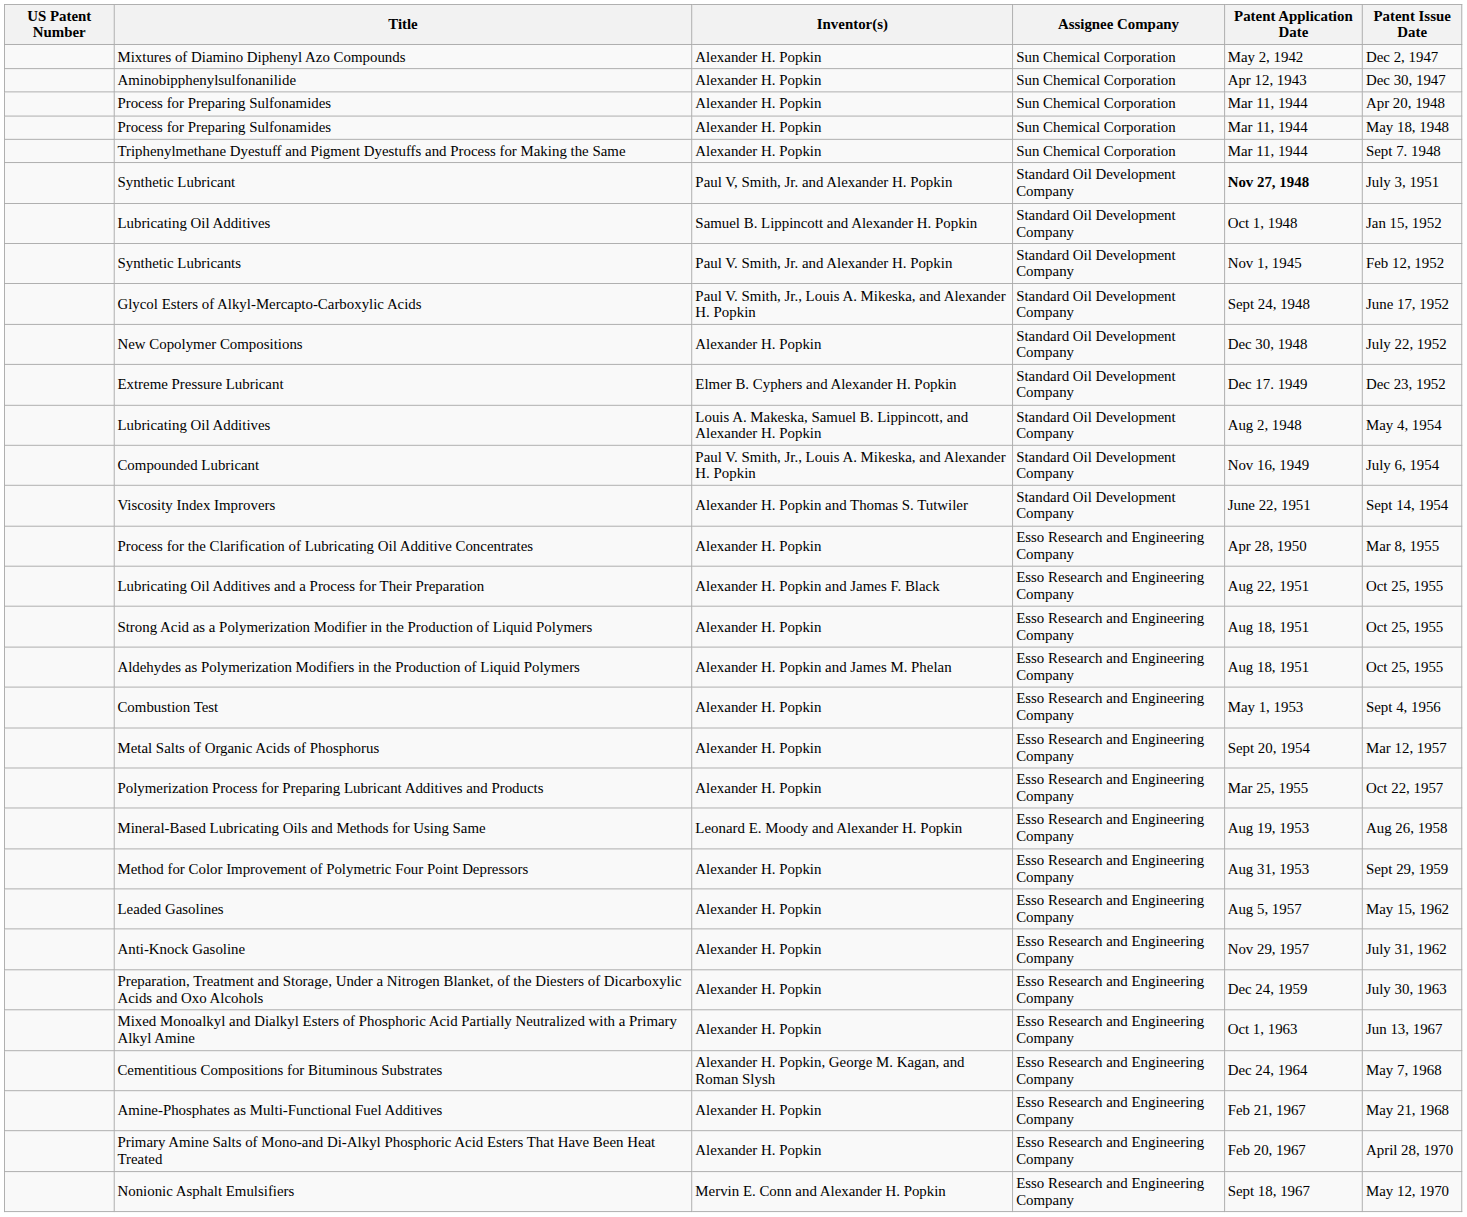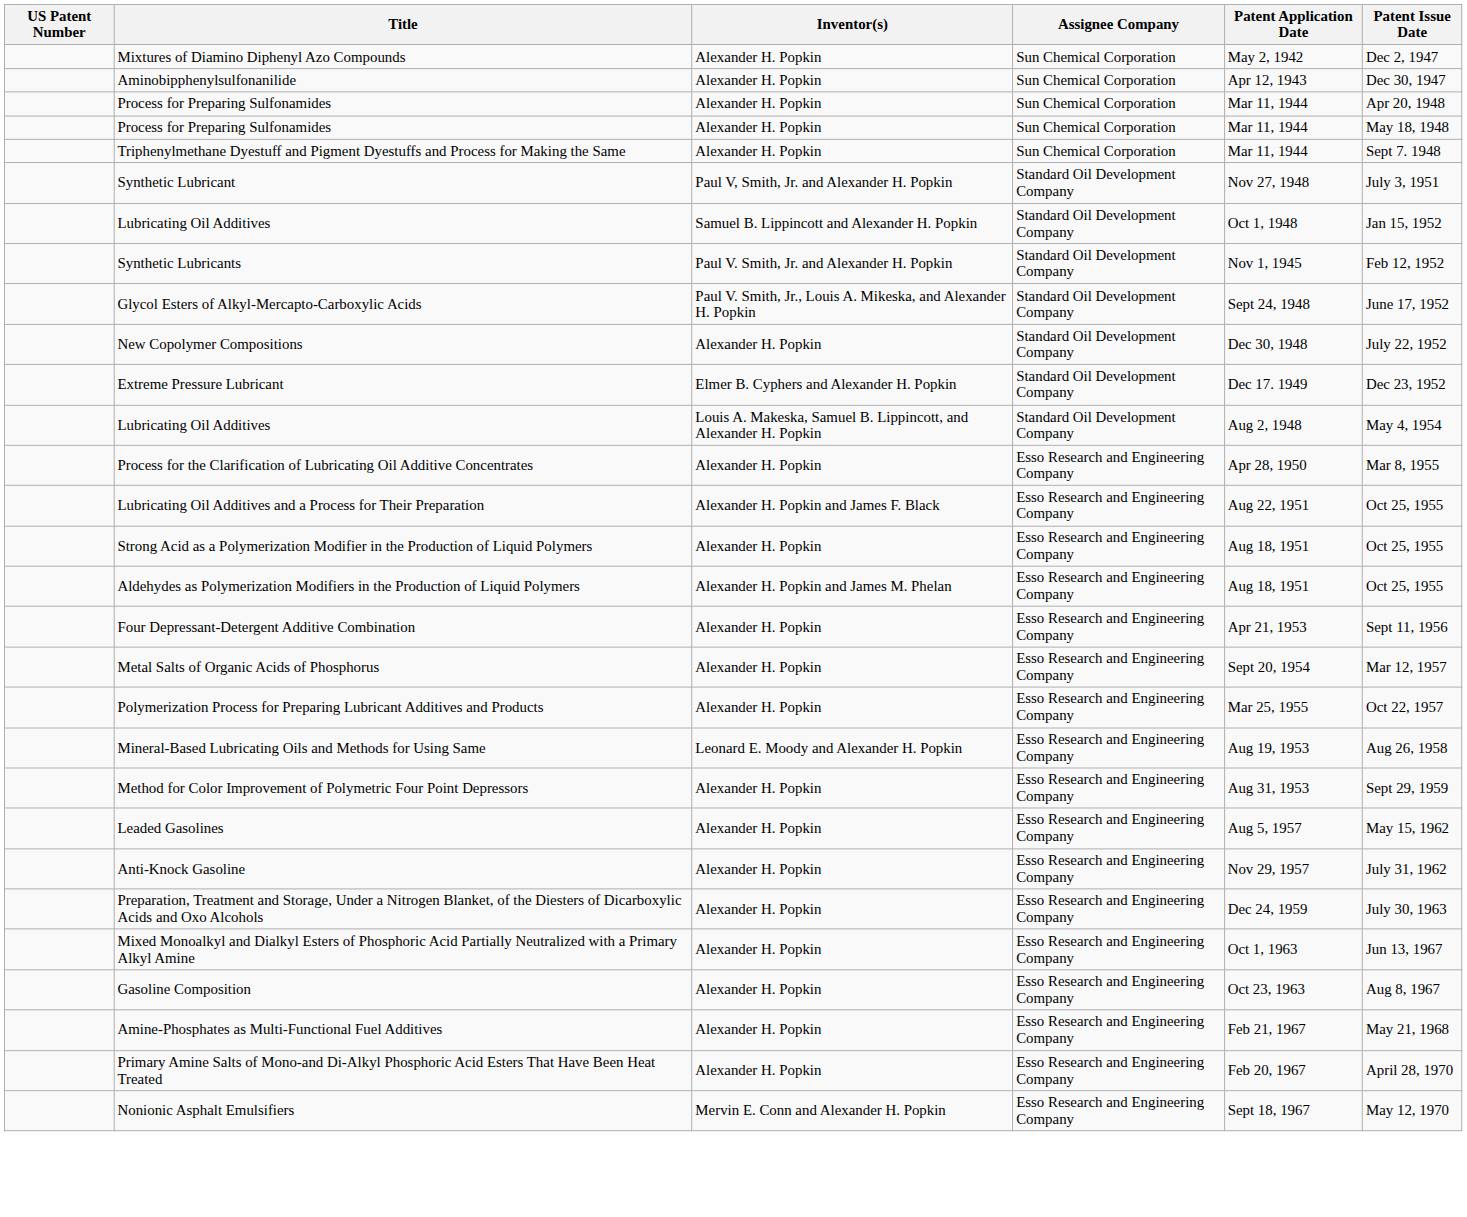(1268, 183) bold -> (1268, 183) normal
- row: (188, 465)
- row: (196, 505)
- row: (168, 707)
+ row: (266, 626)
+ row: (184, 989)
- row: (280, 1070)
